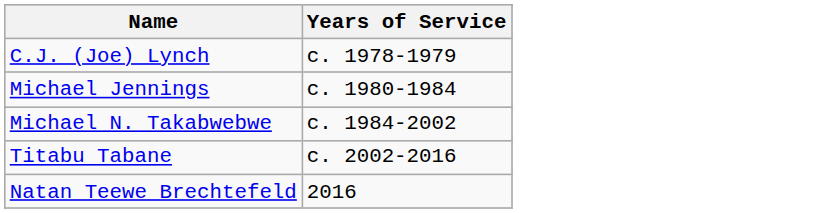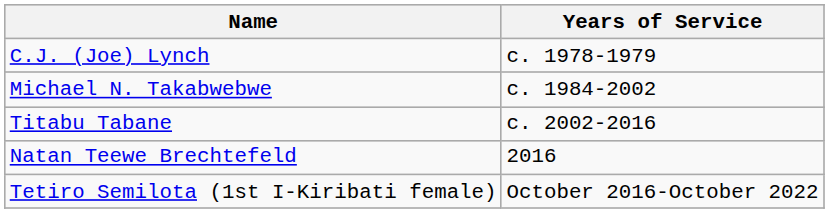- row: (110, 90)
+ row: (253, 191)
